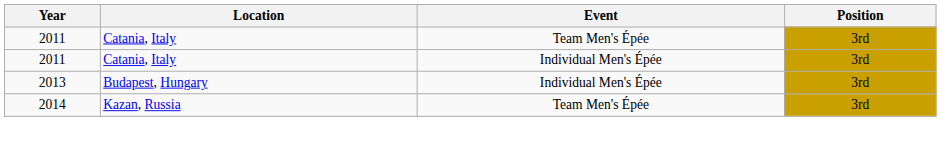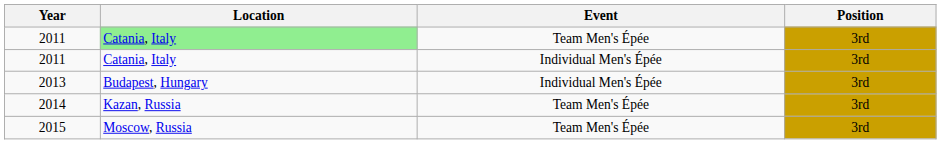(140, 38) no background -> (140, 38) lightgreen background
+ row: (52, 127)
